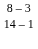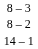+ row: (19, 24)
